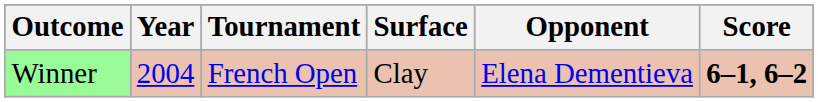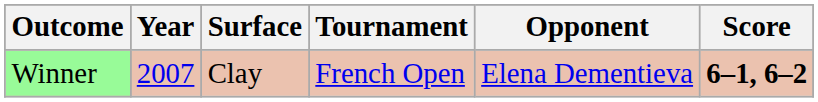columns swapped: (284, 27) <-> (421, 27)
(166, 73) 2004 -> (166, 73) 2007
